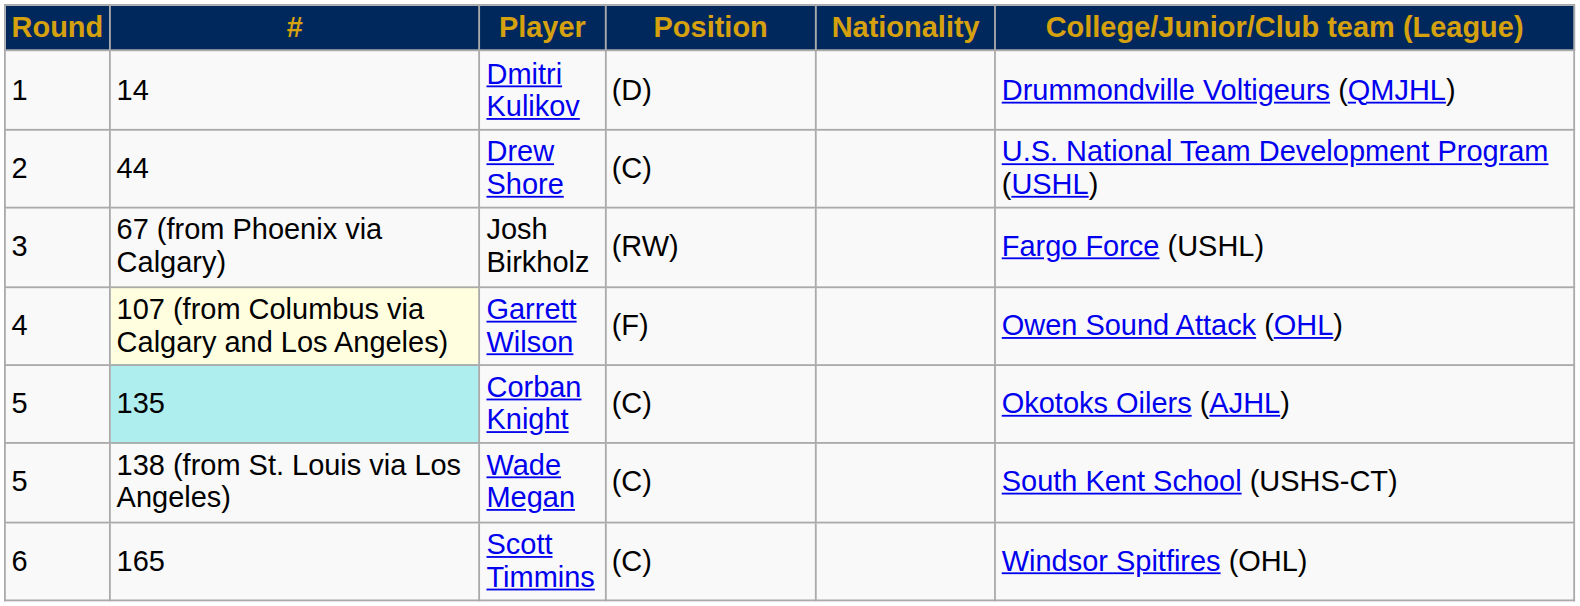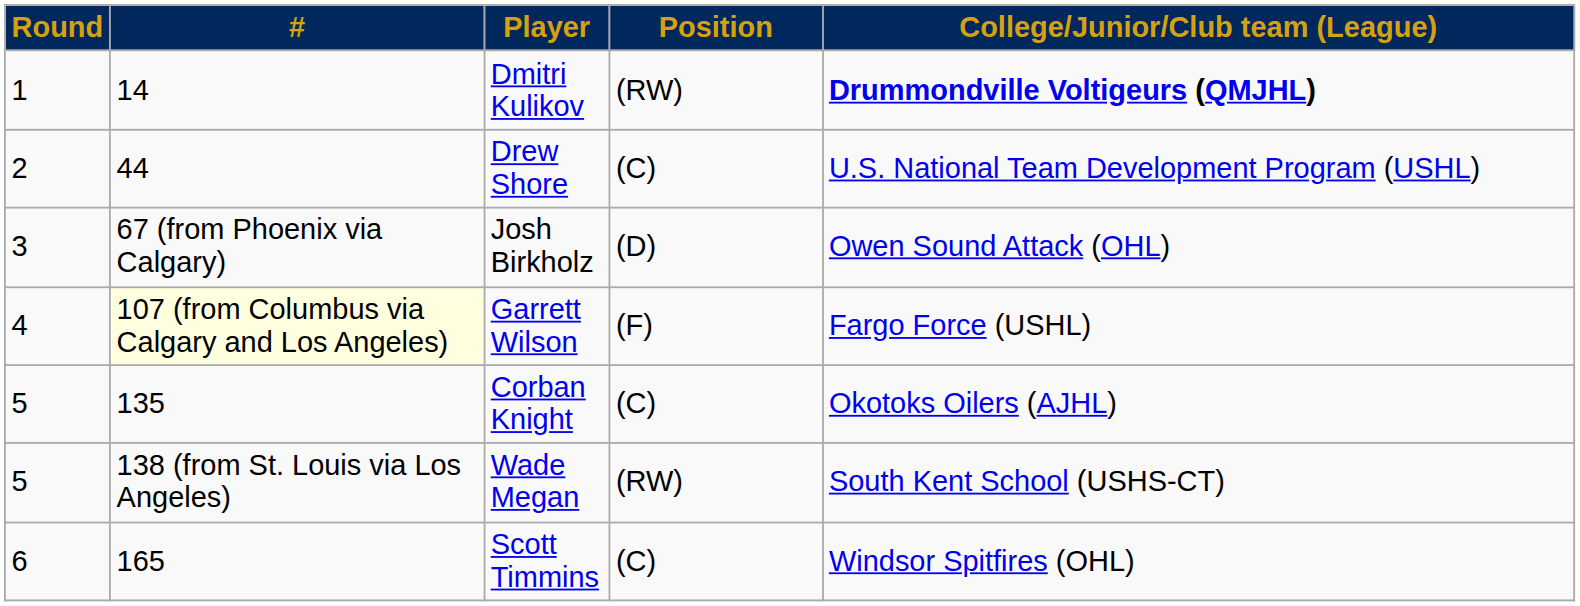- column: (906, 27)
(632, 89) (D) -> (649, 89) (RW)
(1229, 89) normal -> (1072, 89) bold
(645, 246) (RW) -> (636, 246) (D)
(1133, 246) Fargo Force (USHL) -> (1000, 246) Owen Sound Attack (OHL)
(1172, 325) Owen Sound Attack (OHL) -> (960, 325) Fargo Force (USHL)
(141, 403) paleturquoise background -> (141, 403) no background
(632, 482) (C) -> (649, 482) (RW)
